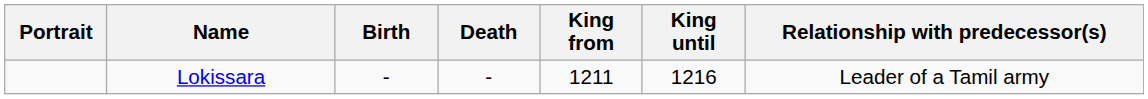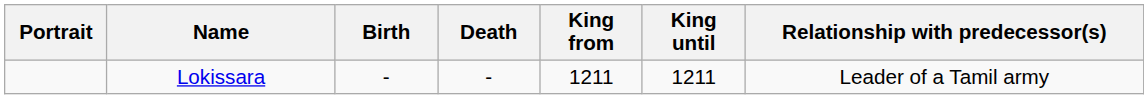(694, 76) 1216 -> (694, 76) 1211
